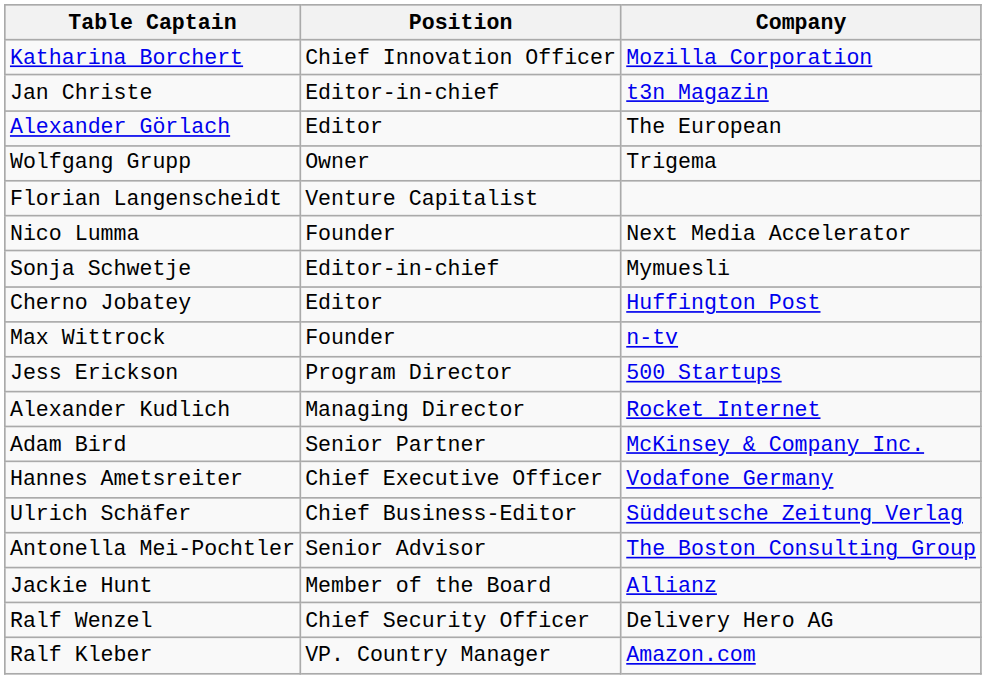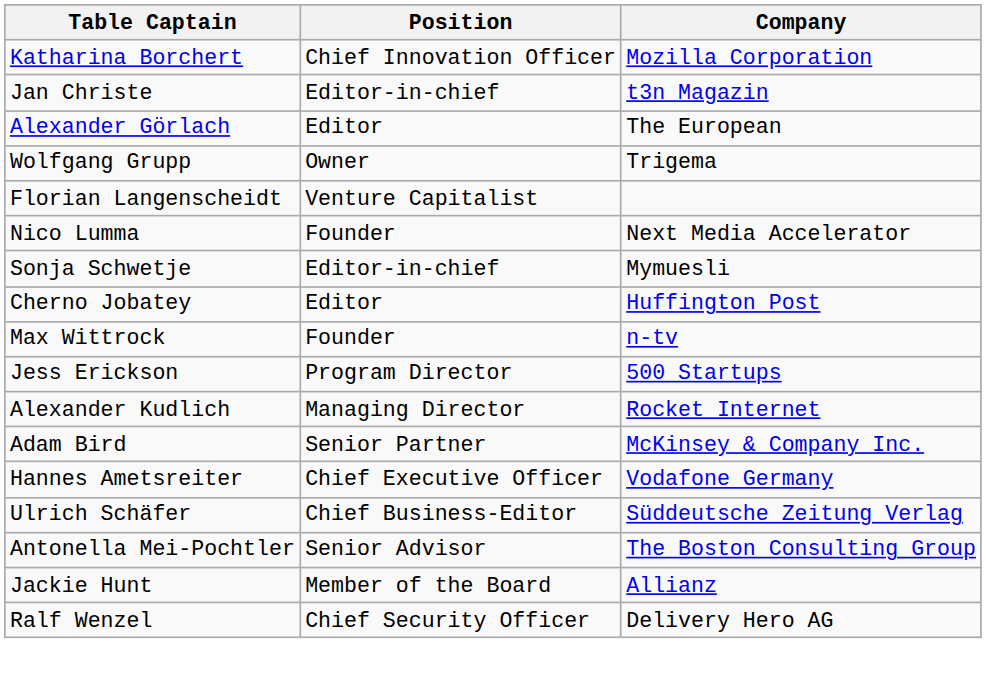- row: (81, 655)
